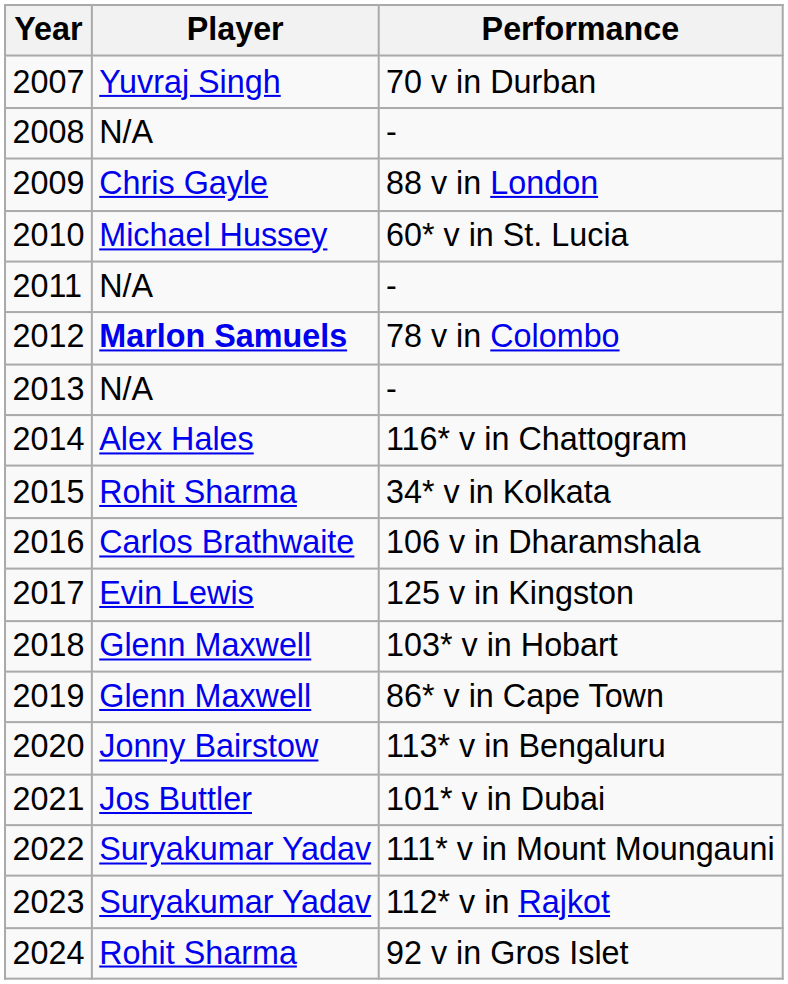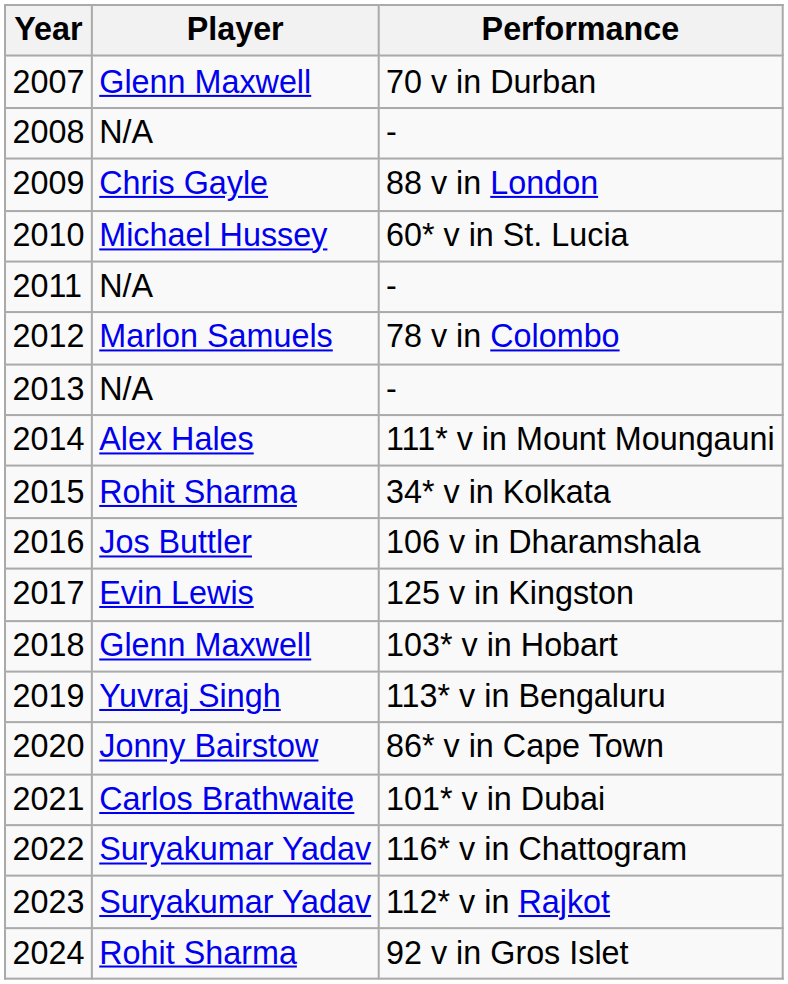(190, 81) Yuvraj Singh -> (205, 81) Glenn Maxwell
(223, 337) bold -> (216, 337) normal
(537, 440) 116* v in Chattogram -> (580, 440) 111* v in Mount Moungauni
(227, 542) Carlos Brathwaite -> (176, 542) Jos Buttler
(205, 696) Glenn Maxwell -> (190, 696) Yuvraj Singh
(525, 696) 86* v in Cape Town -> (526, 696) 113* v in Bengaluru
(526, 747) 113* v in Bengaluru -> (525, 747) 86* v in Cape Town
(176, 798) Jos Buttler -> (227, 798) Carlos Brathwaite
(580, 850) 111* v in Mount Moungauni -> (537, 850) 116* v in Chattogram
